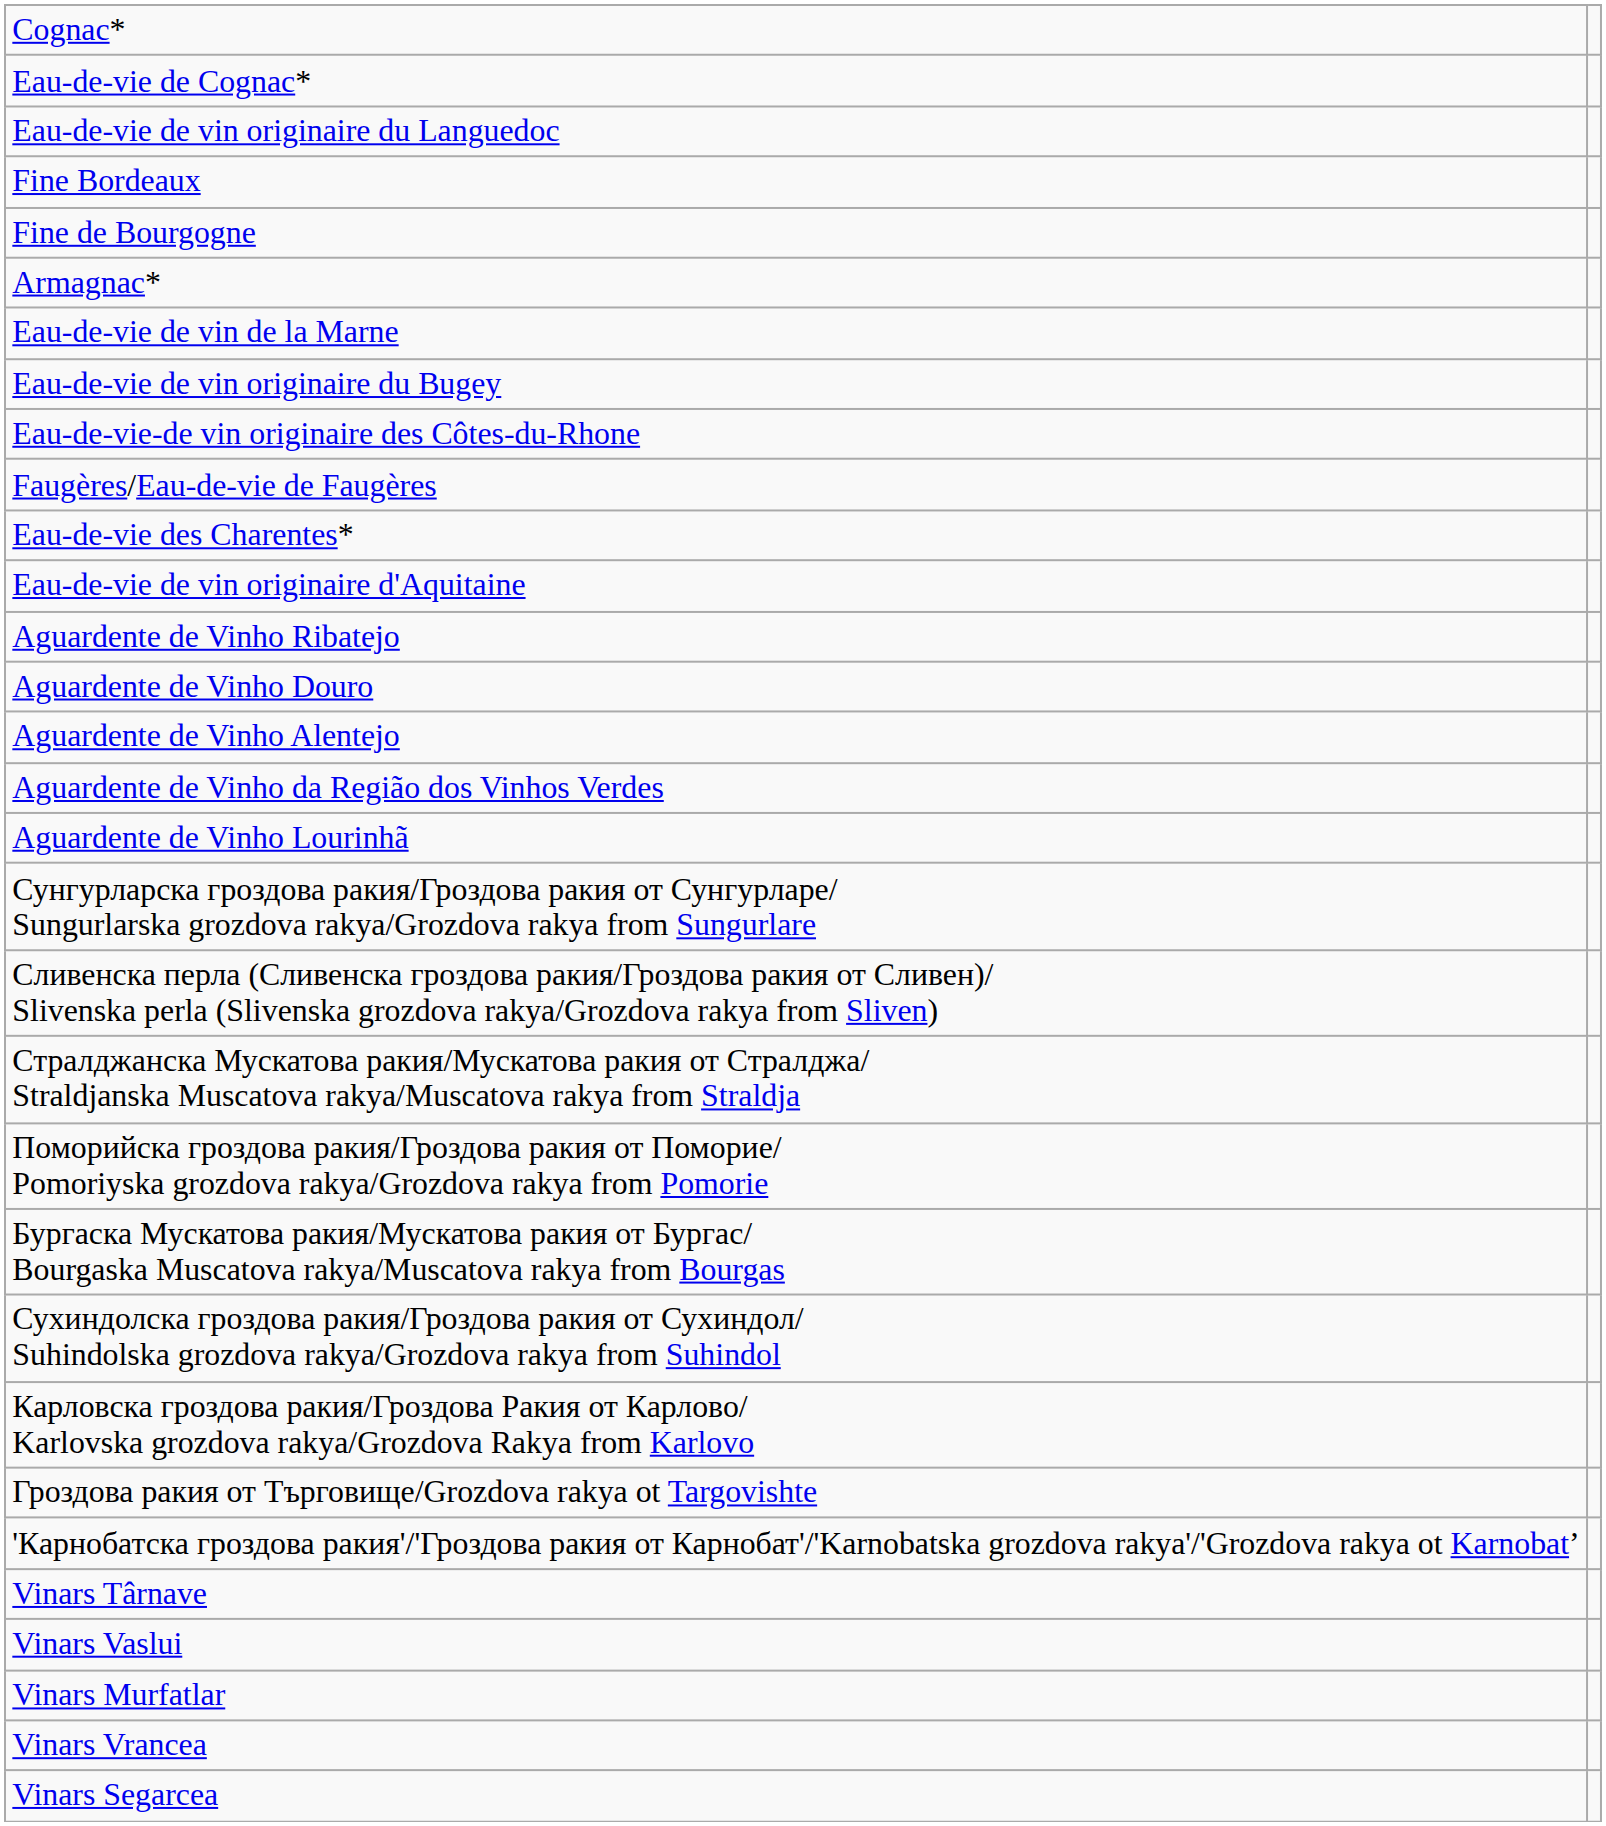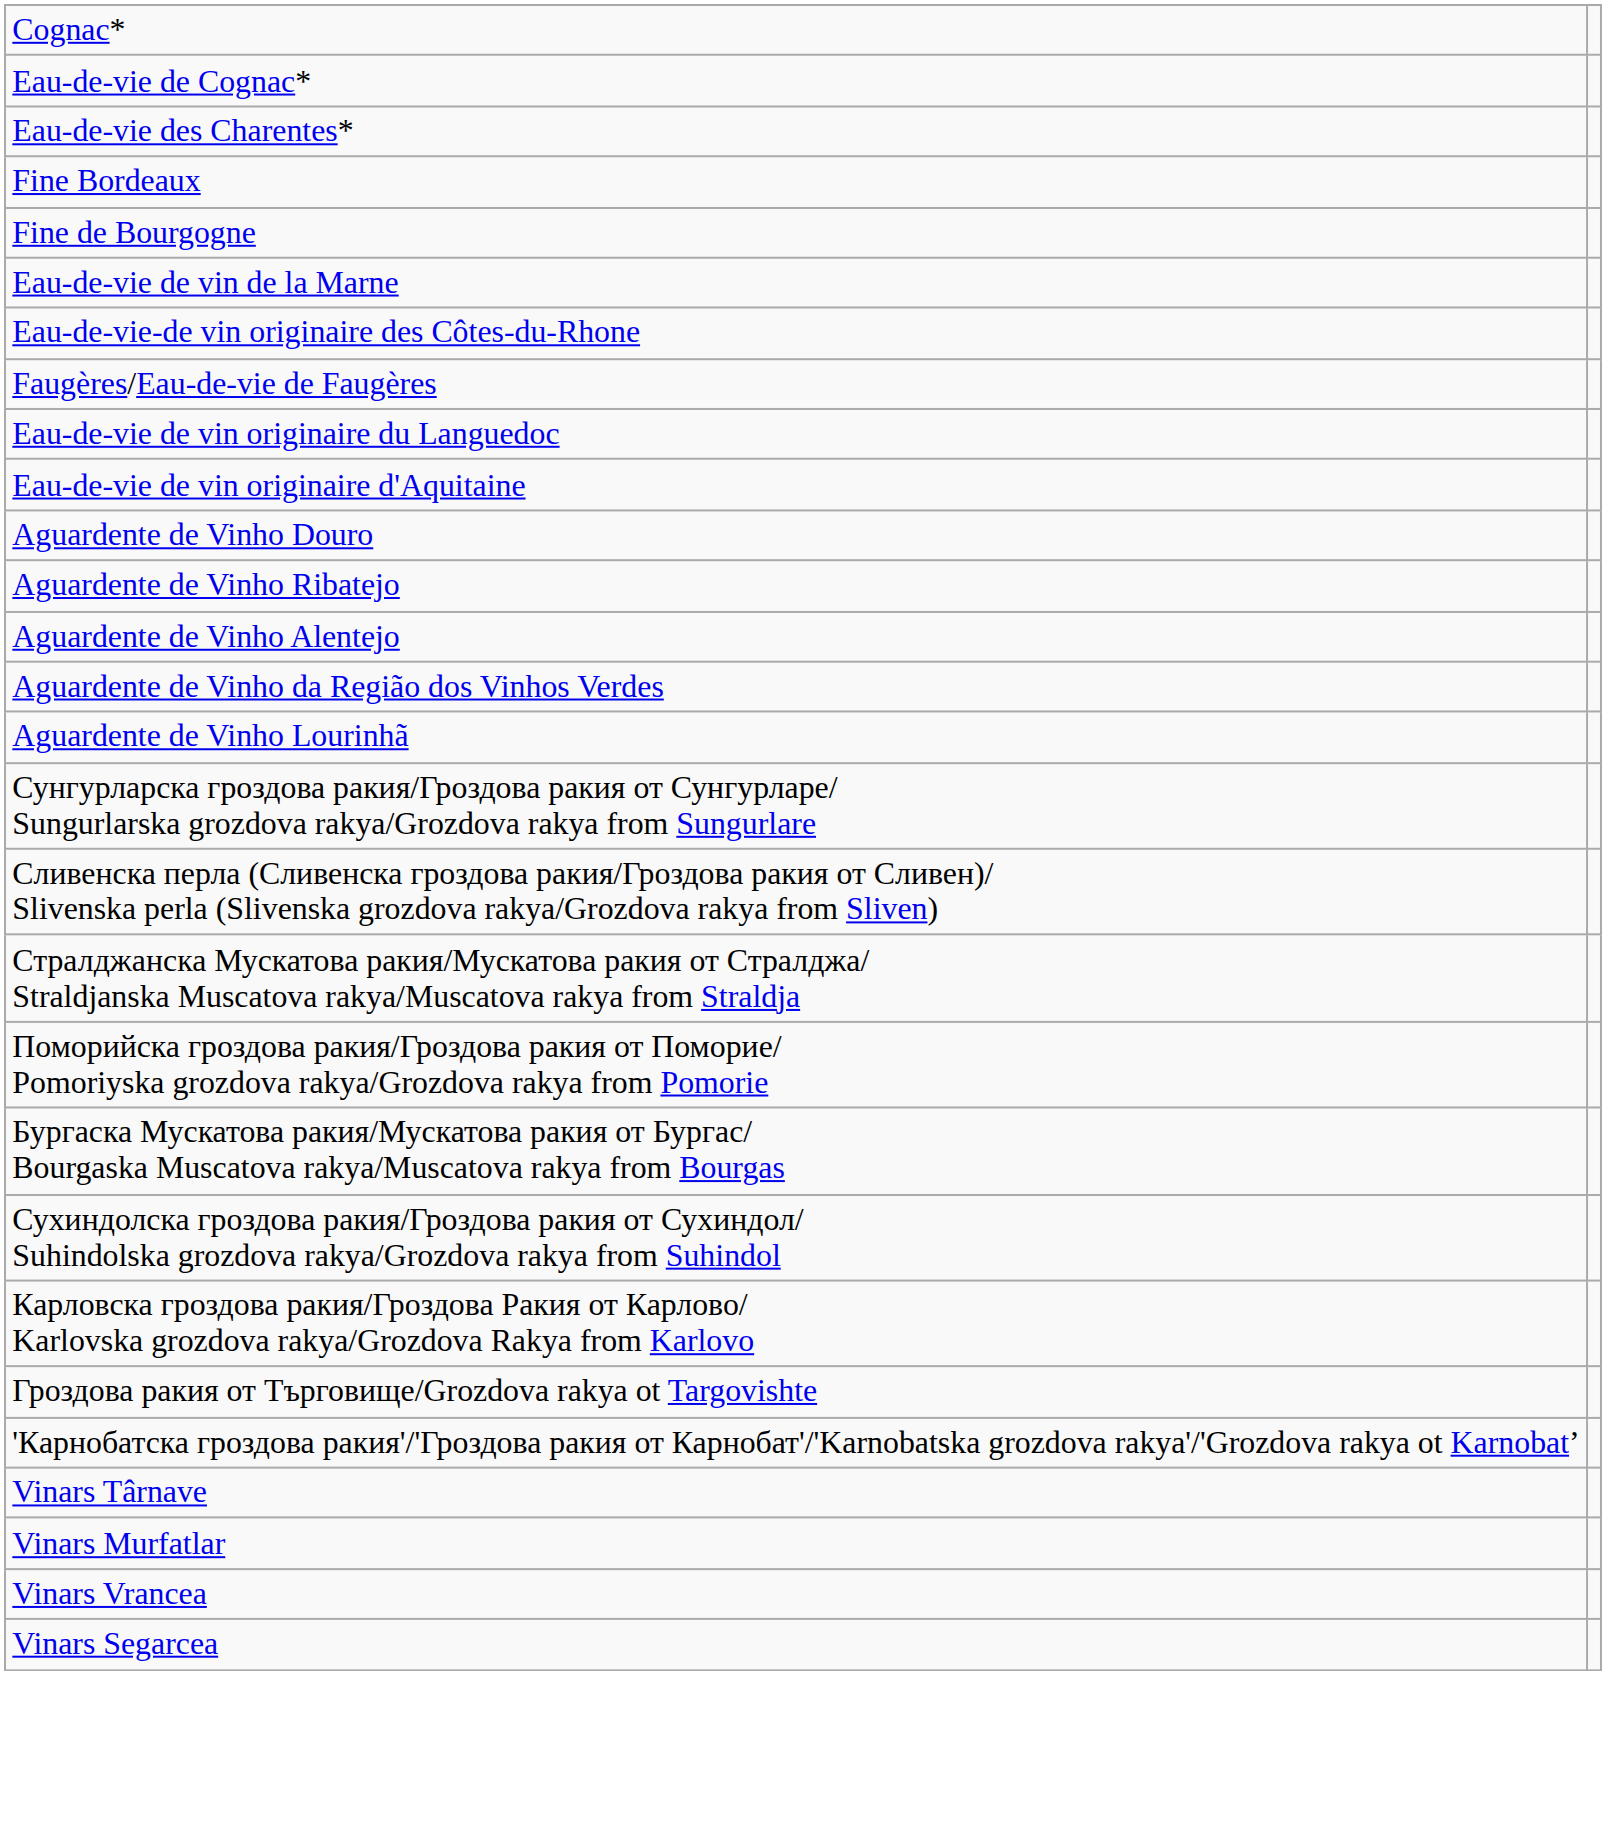rows swapped: (183, 534) <-> (286, 130)
- row: (87, 282)
- row: (257, 383)
rows swapped: (193, 686) <-> (206, 635)
- row: (97, 1643)
